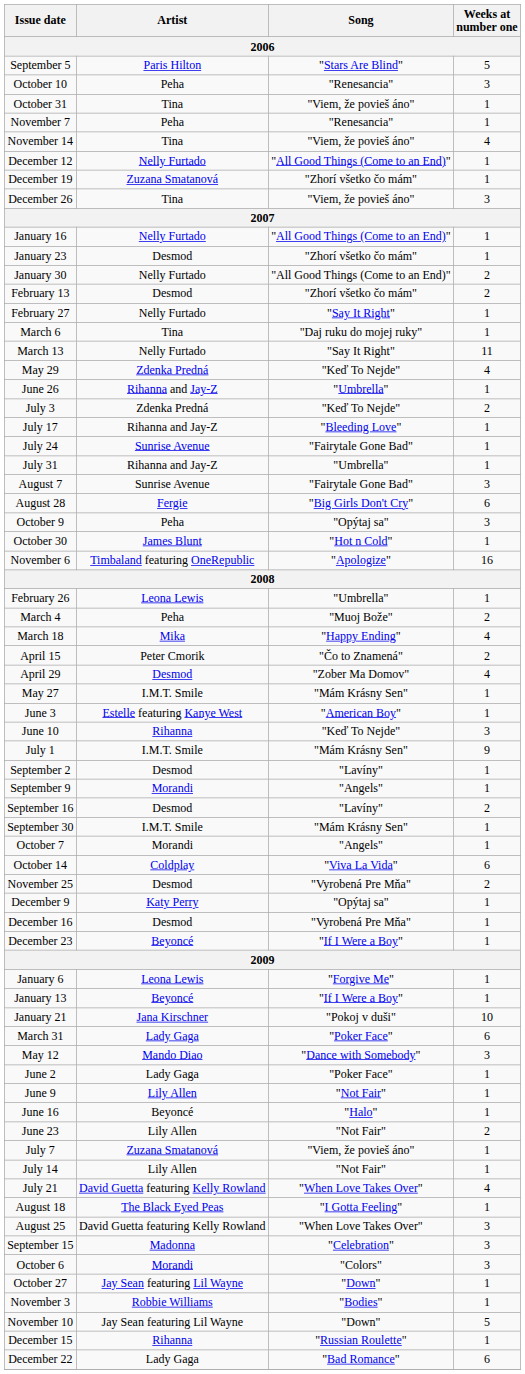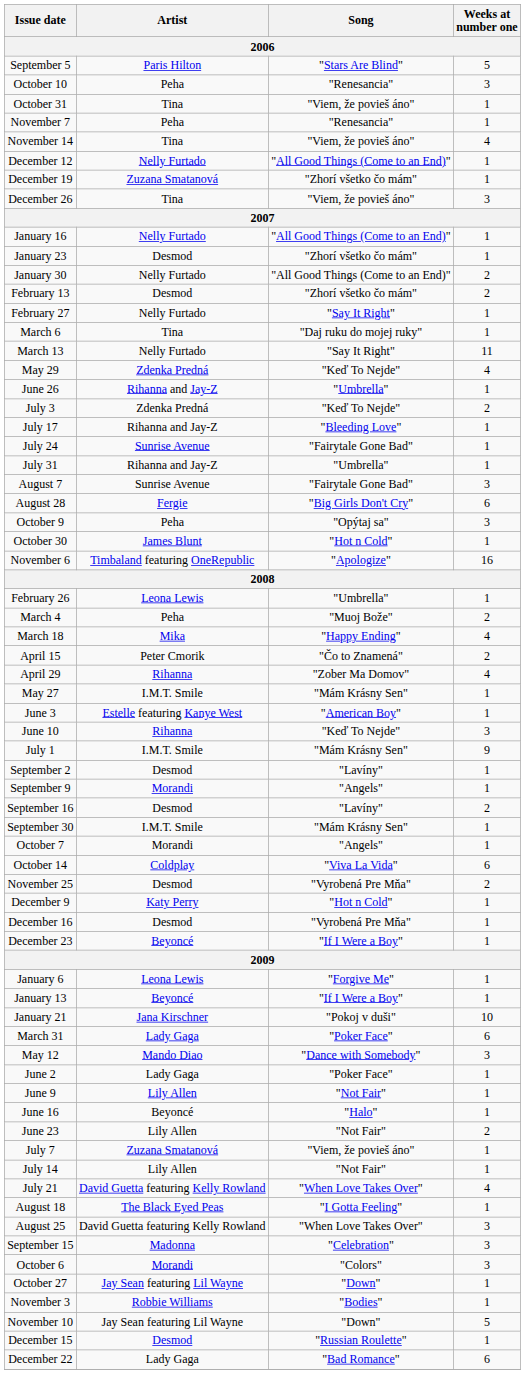(172, 674) Desmod -> (172, 674) Rihanna
(361, 902) "Opýtaj sa" -> (361, 902) "Hot n Cold"
(172, 1340) Rihanna -> (172, 1340) Desmod
